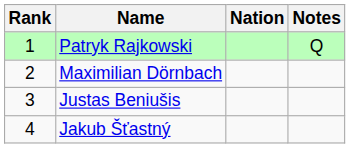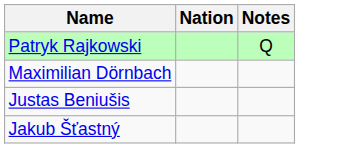- column: (30, 18)
